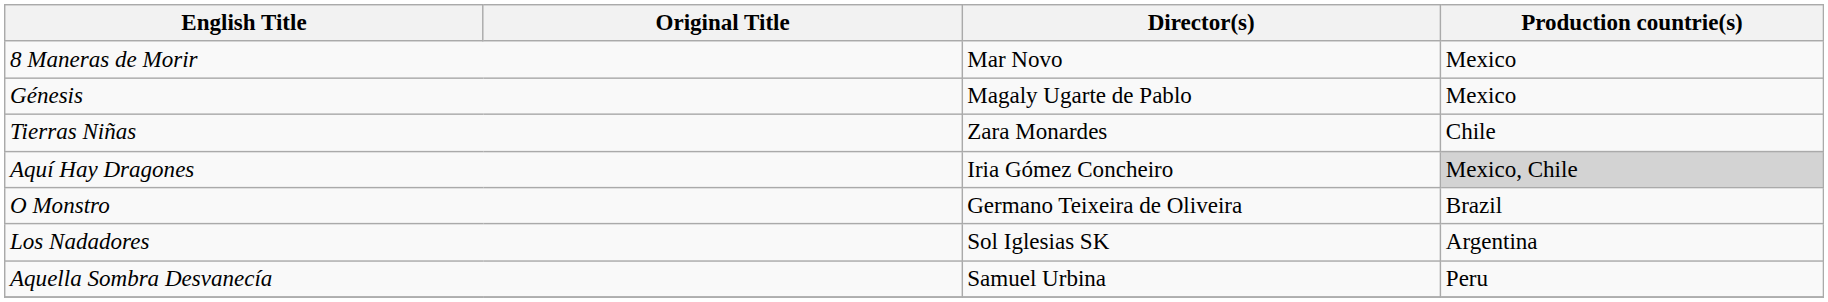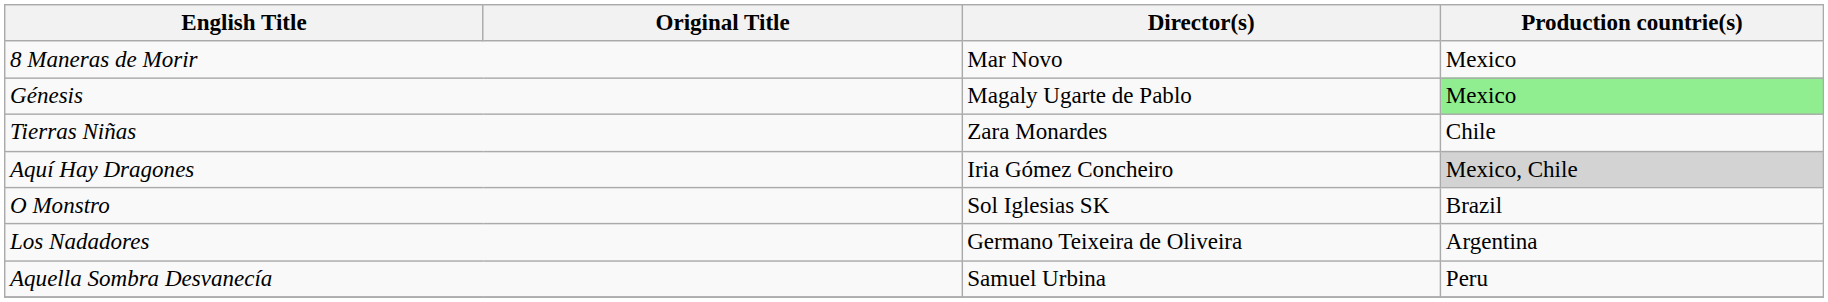(1481, 95) no background -> (1481, 95) lightgreen background
(1105, 205) Germano Teixeira de Oliveira -> (1038, 205) Sol Iglesias SK
(1038, 242) Sol Iglesias SK -> (1105, 242) Germano Teixeira de Oliveira
